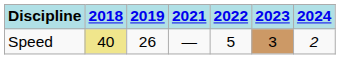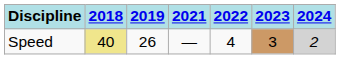(231, 41) 5 -> (231, 41) 4
(314, 41) no background -> (314, 41) lightgrey background
